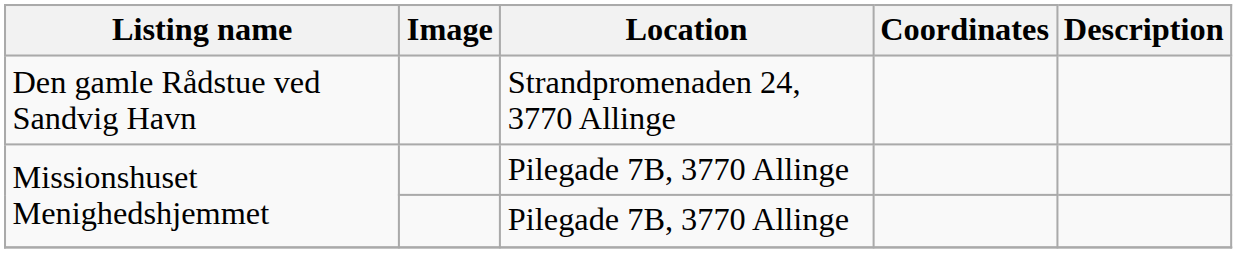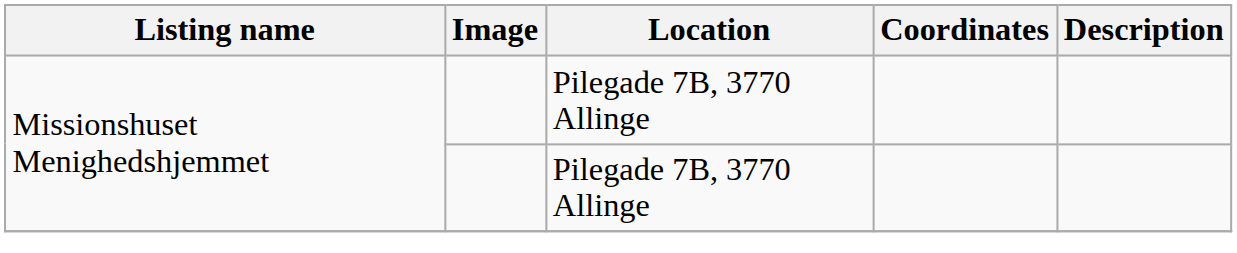- row: (166, 99)
